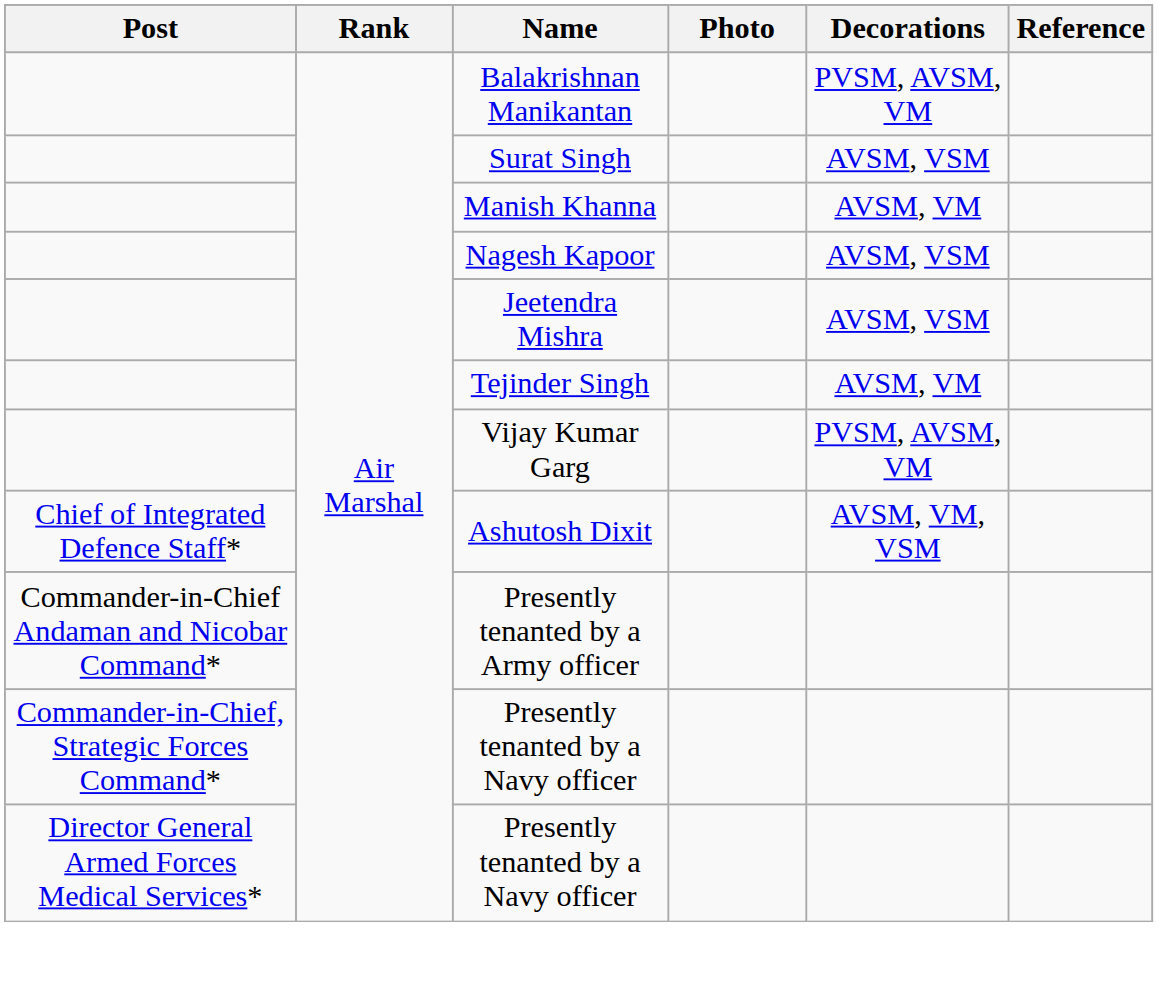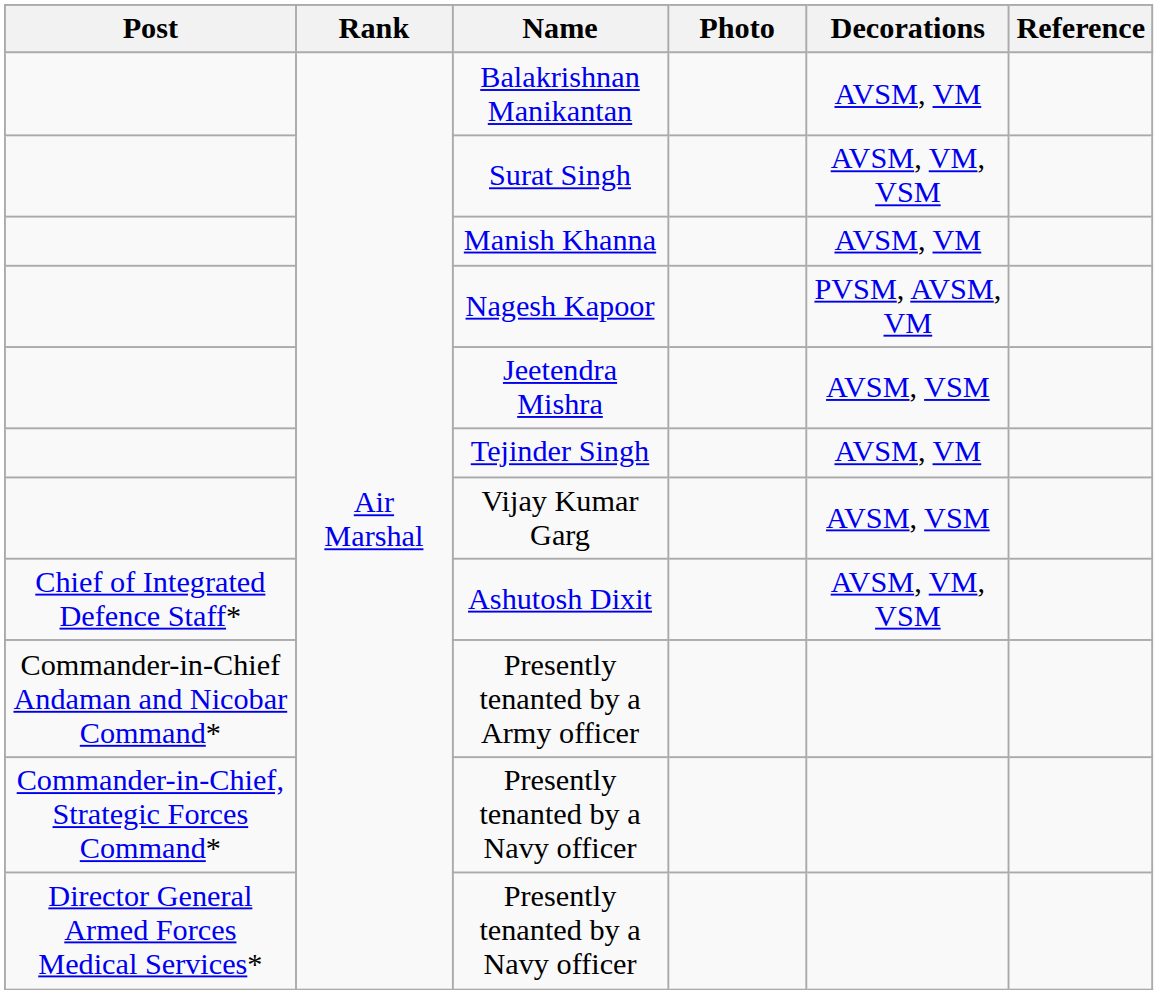(908, 93) PVSM, AVSM, VM -> (908, 93) AVSM, VM
(908, 158) AVSM, VSM -> (908, 175) AVSM, VM, VSM
(908, 254) AVSM, VSM -> (908, 305) PVSM, AVSM, VM
(908, 449) PVSM, AVSM, VM -> (908, 517) AVSM, VSM
